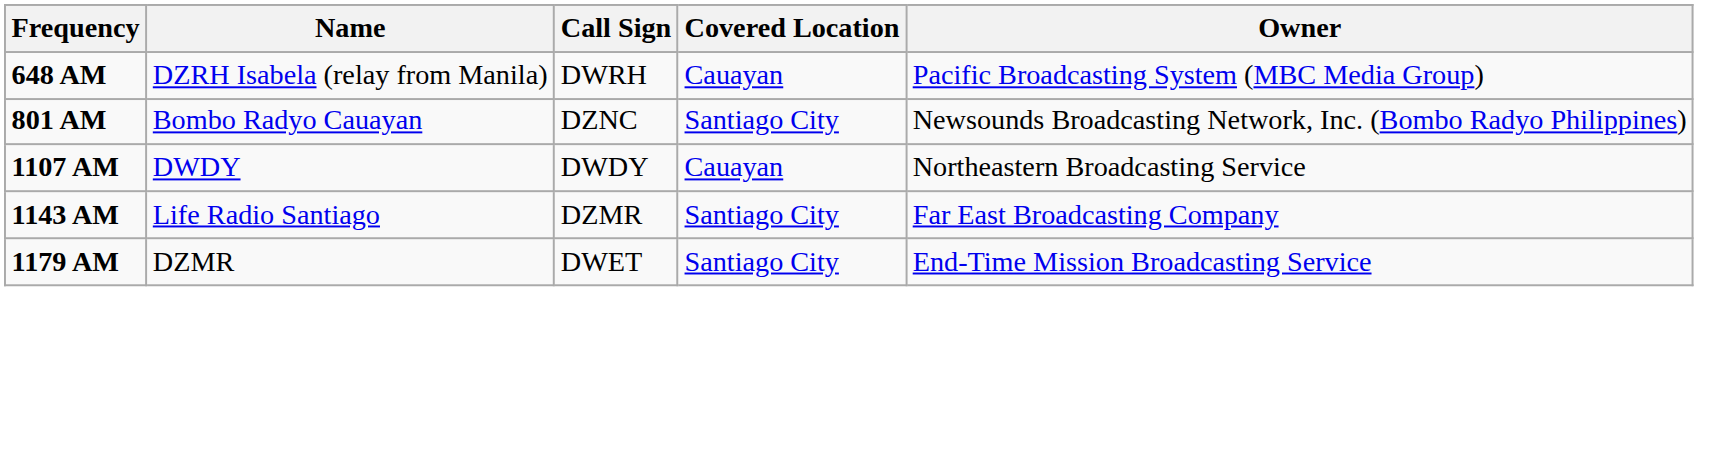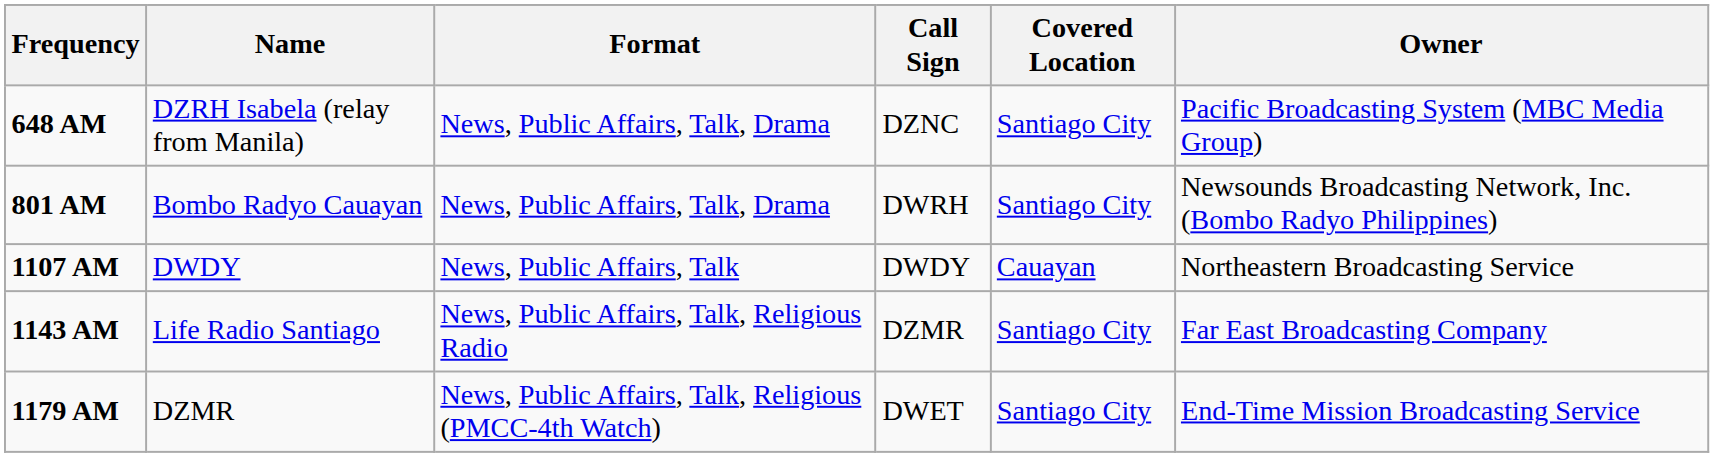+ column: (655, 44)
(604, 74) DWRH -> (921, 124) DZNC
(734, 74) Cauayan -> (1074, 124) Santiago City
(599, 121) DZNC -> (925, 204) DWRH
